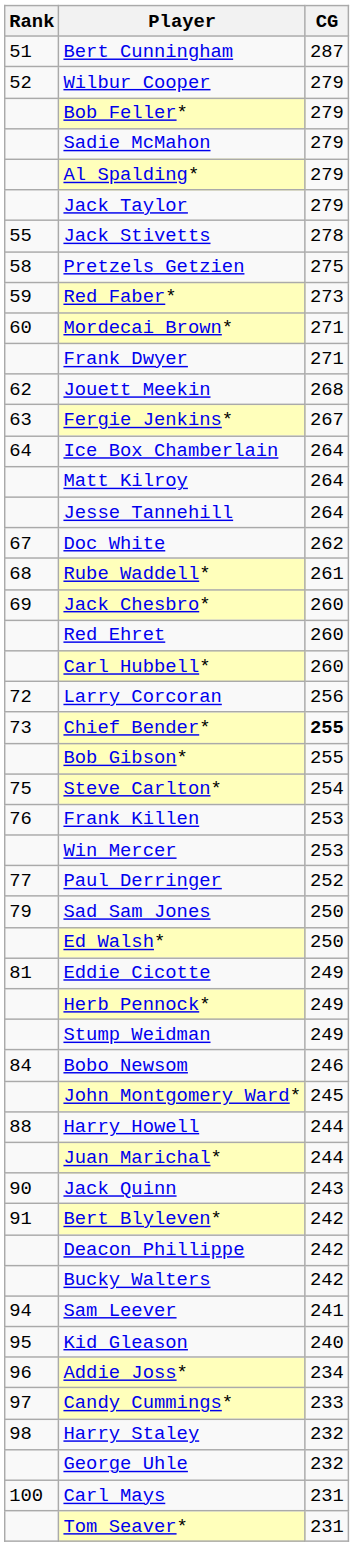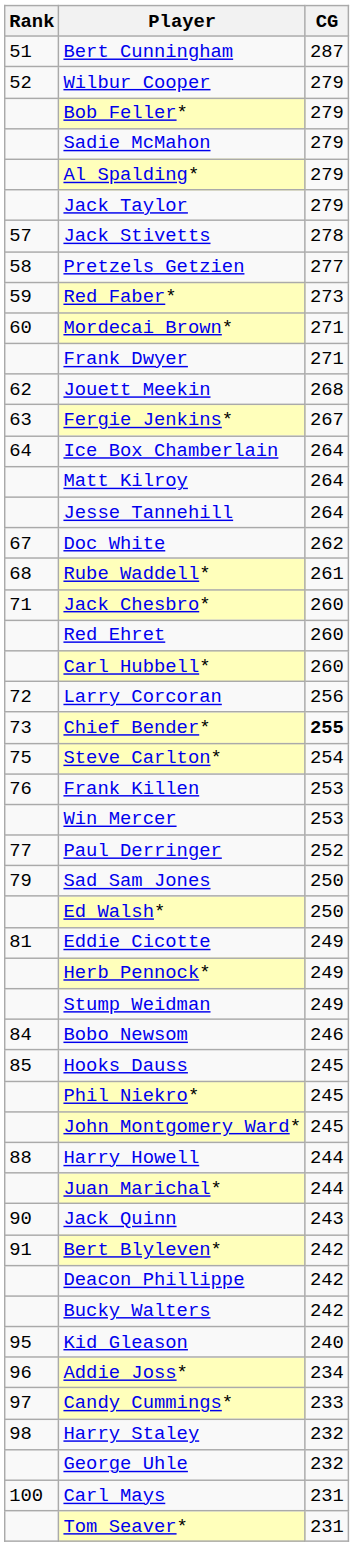(21, 236) 55 -> (21, 236) 57
(327, 267) 275 -> (327, 267) 277
(21, 605) 69 -> (21, 605) 71
- row: (126, 758)
+ row: (126, 1065)
+ row: (131, 1096)
- row: (120, 1311)
